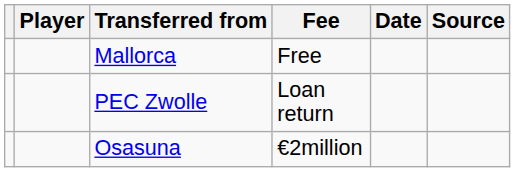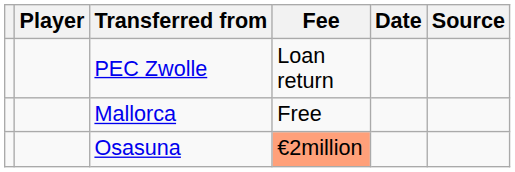rows swapped: (135, 55) <-> (151, 102)
(320, 148) no background -> (320, 148) lightsalmon background
